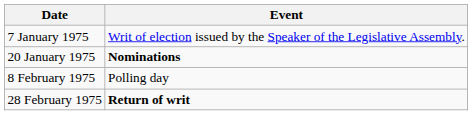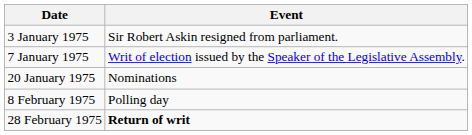+ row: (48, 36)
(144, 57) bold -> (142, 78) normal
